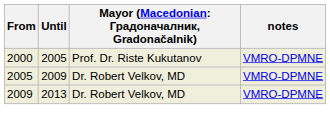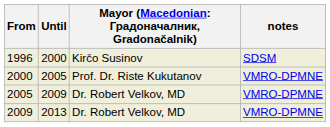+ row: (20, 57)
